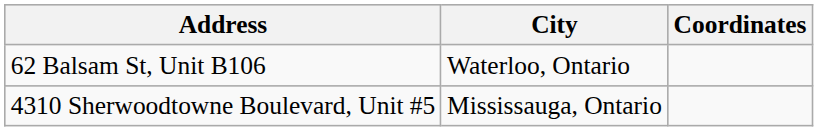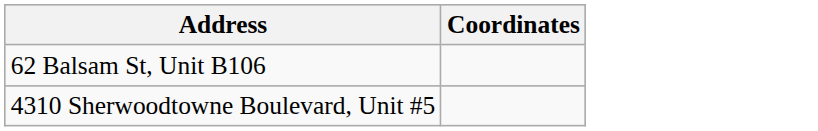- column: (554, 24)
